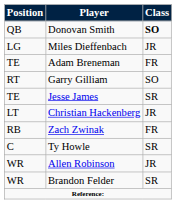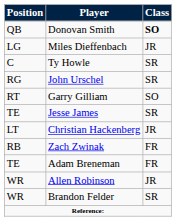rows swapped: (69, 146) <-> (84, 63)
+ row: (76, 79)
